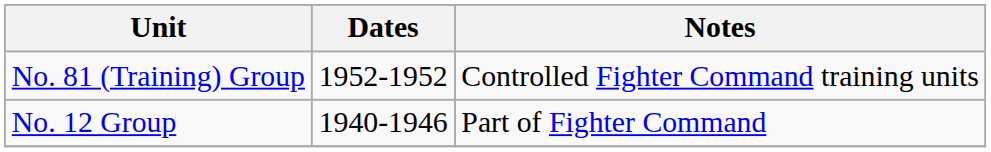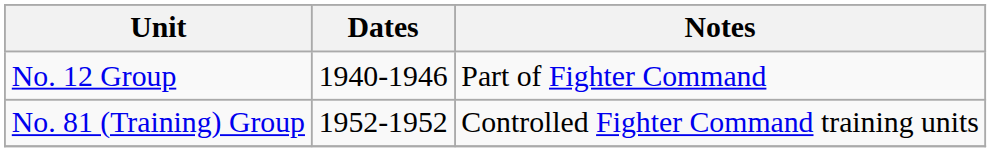rows swapped: (94, 122) <-> (158, 75)
